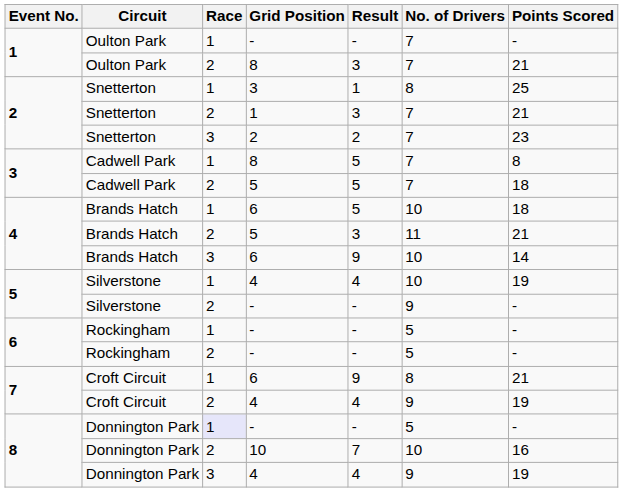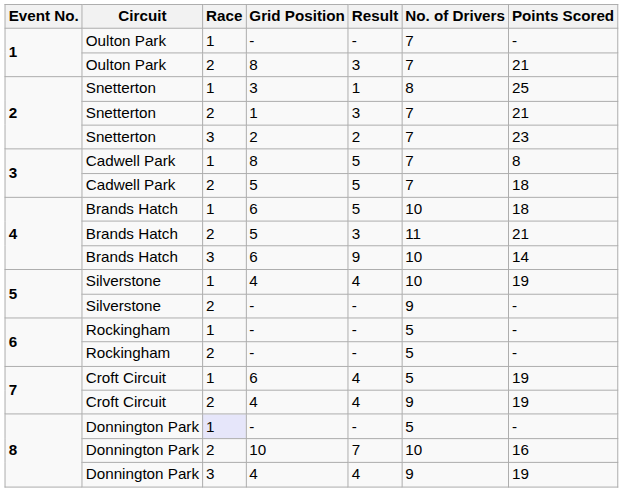(356, 378) 9 -> (356, 378) 4
(409, 378) 8 -> (409, 378) 5
(520, 378) 21 -> (520, 378) 19
